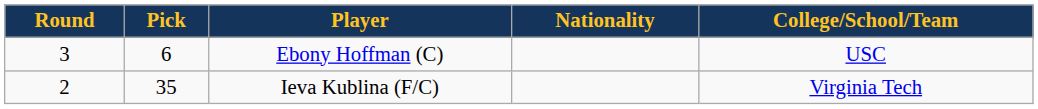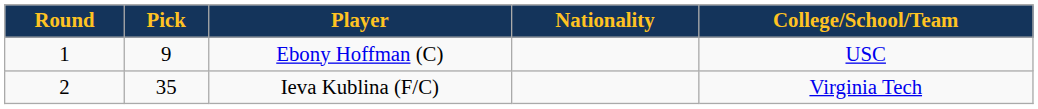(64, 53) 3 -> (64, 53) 1
(166, 53) 6 -> (166, 53) 9
